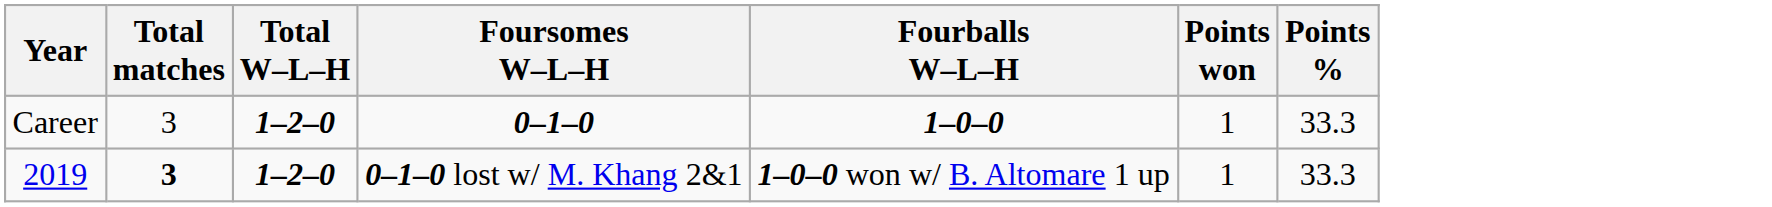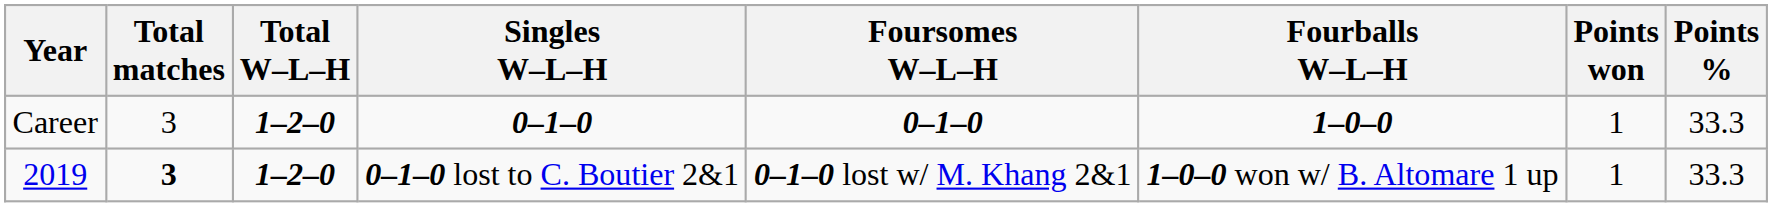+ column: (552, 50)
